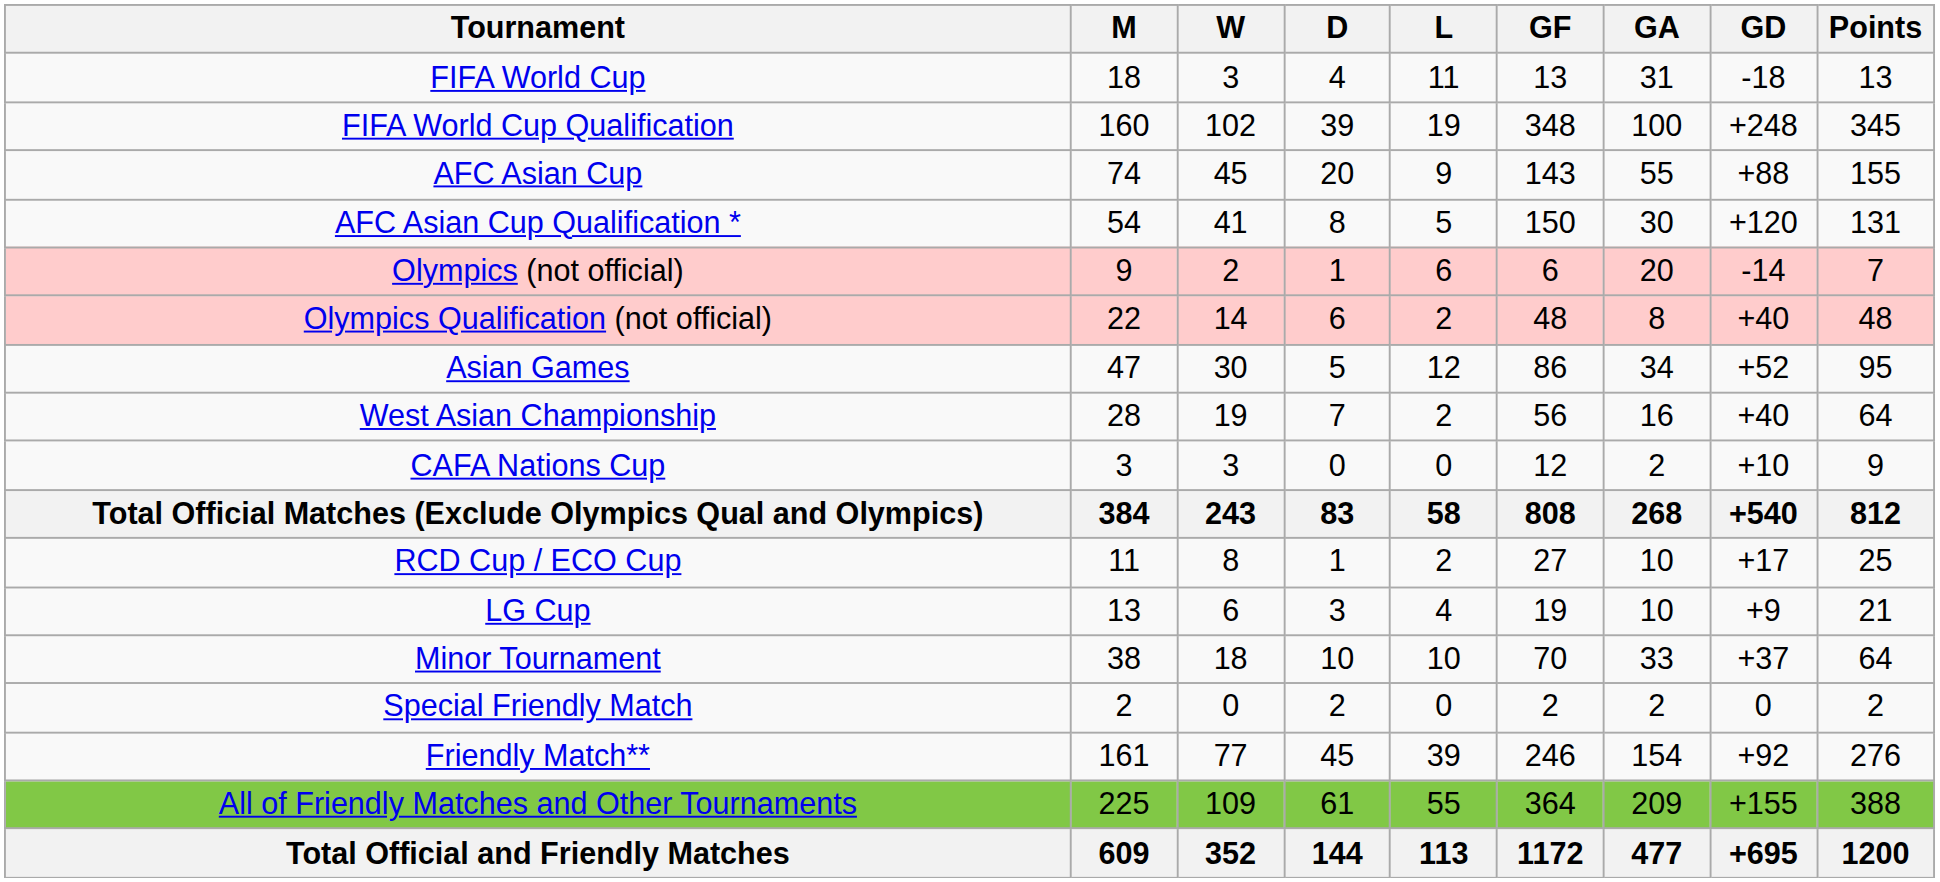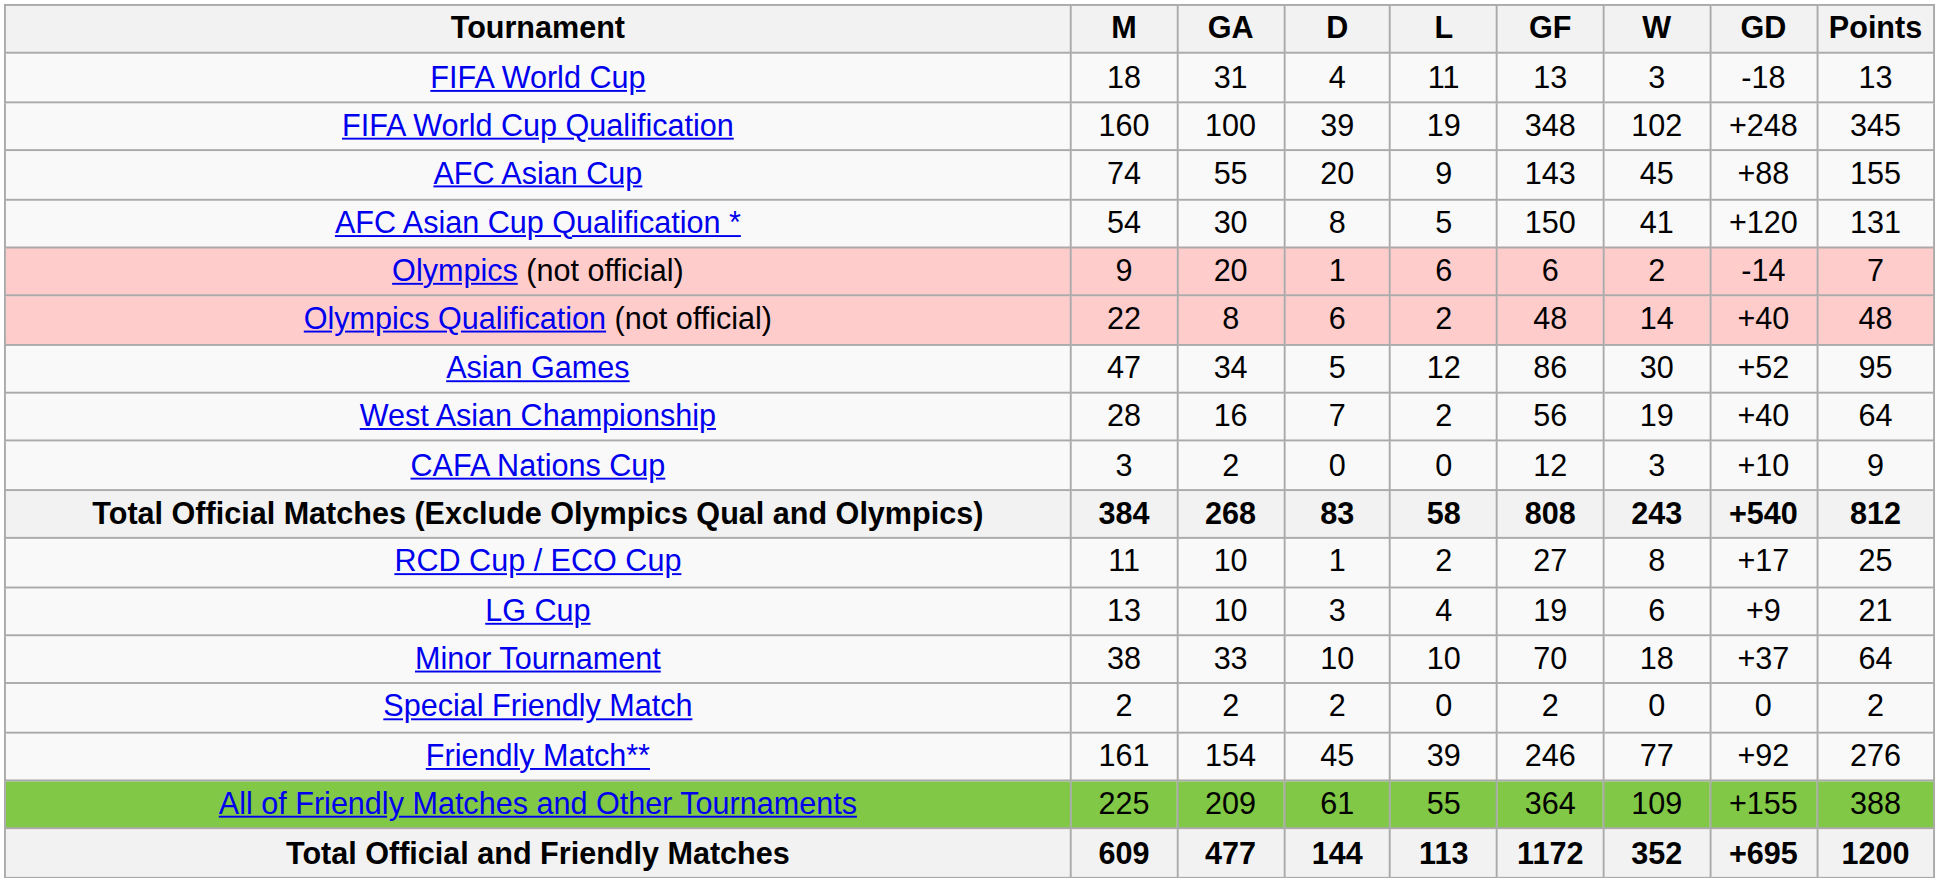columns swapped: (1231, 28) <-> (1657, 28)
